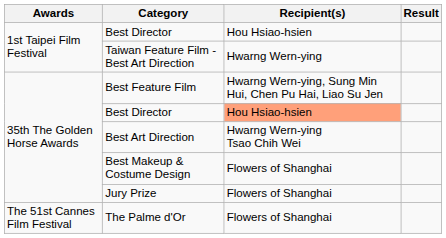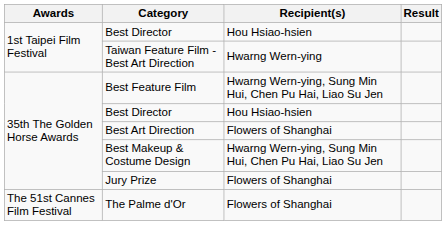(269, 112) lightsalmon background -> (269, 112) no background
(274, 137) Hwarng Wern-ying Tsao Chih Wei -> (279, 130) Flowers of Shanghai
(279, 168) Flowers of Shanghai -> (305, 155) Hwarng Wern-ying, Sung Min Hui, Chen Pu Hai, Liao Su Jen
